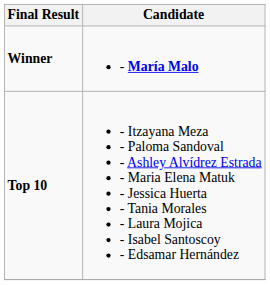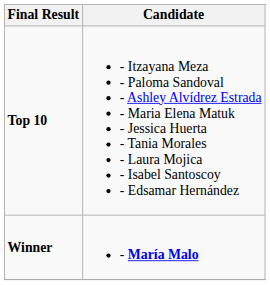rows swapped: (30, 58) <-> (27, 185)
